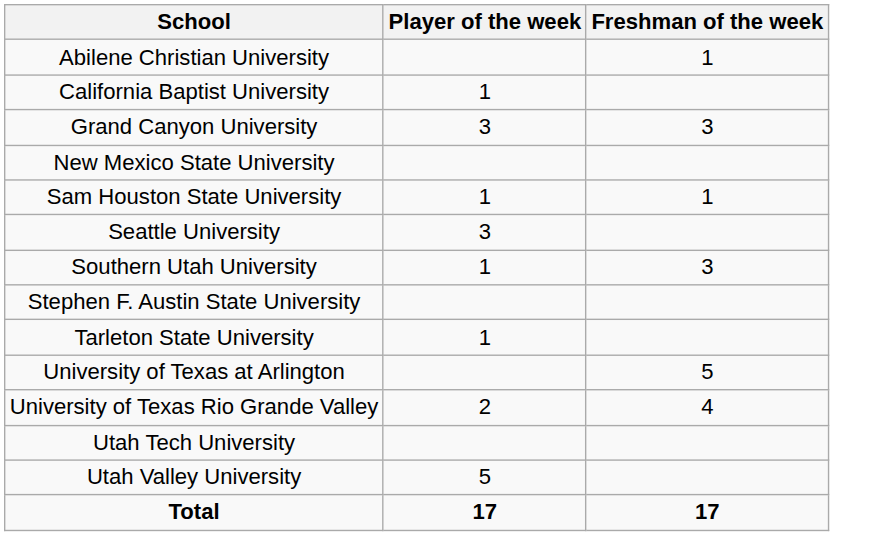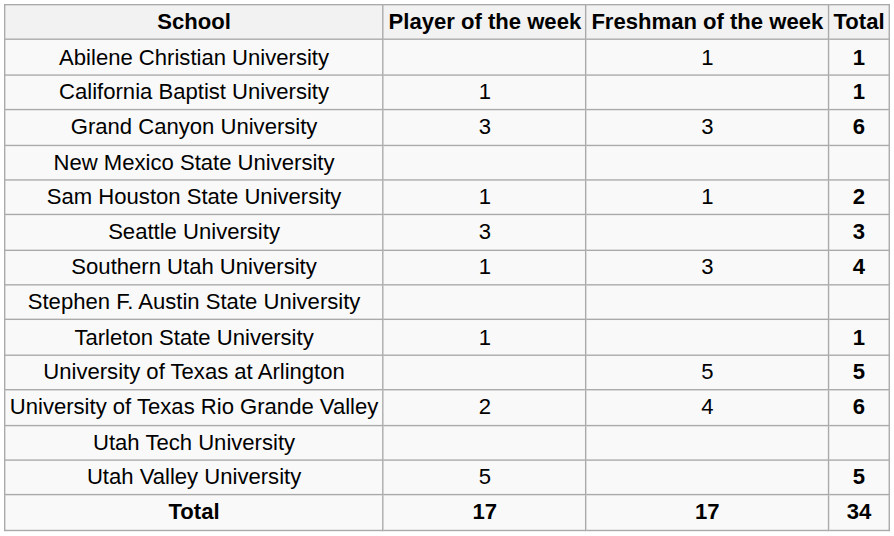+ column: (859, 22)
